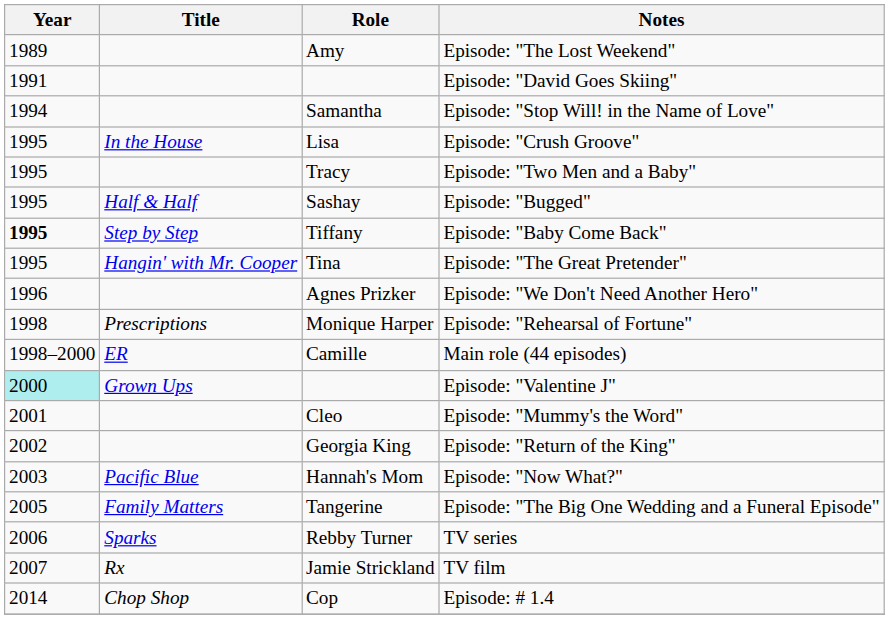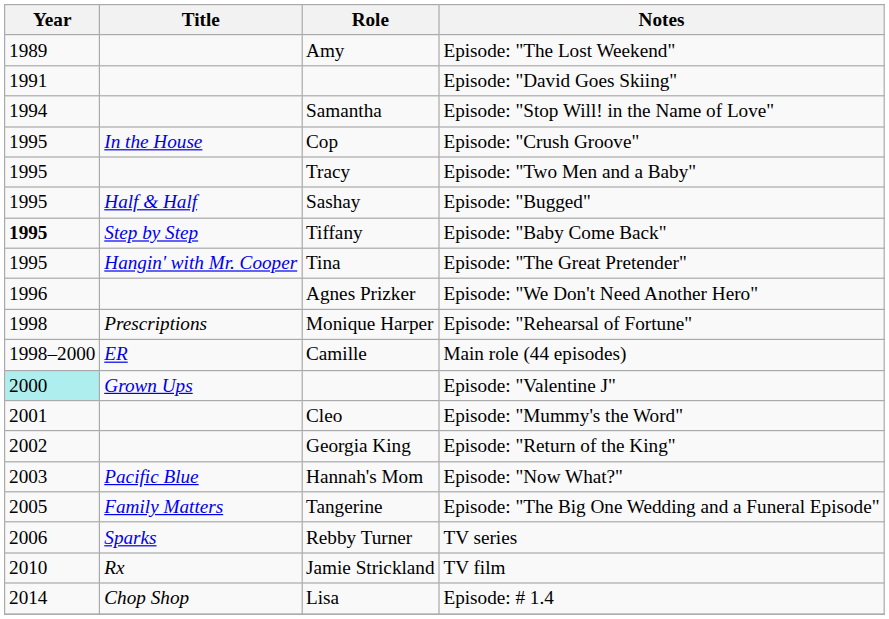(323, 141) Lisa -> (322, 141) Cop
(28, 567) 2007 -> (28, 567) 2010
(322, 598) Cop -> (323, 598) Lisa
